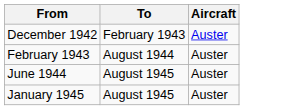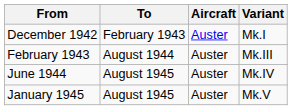+ column: (263, 14)
